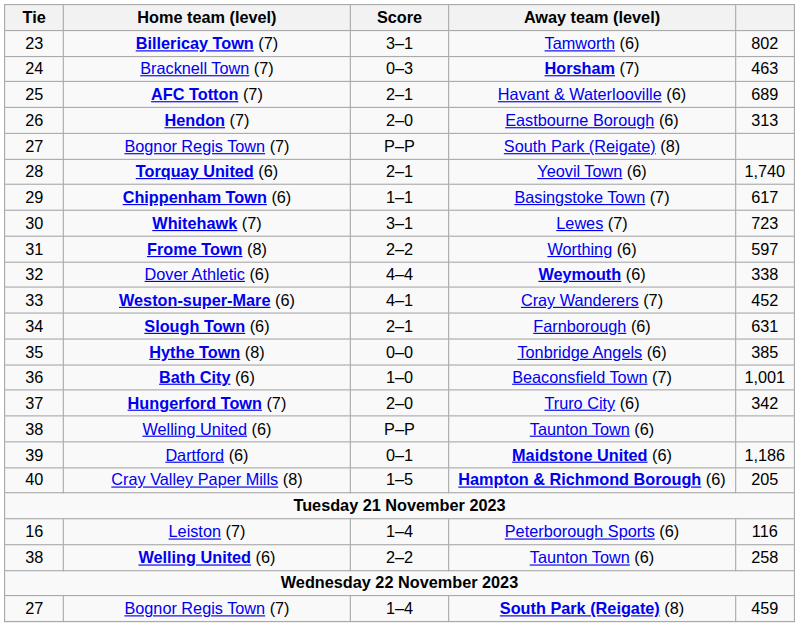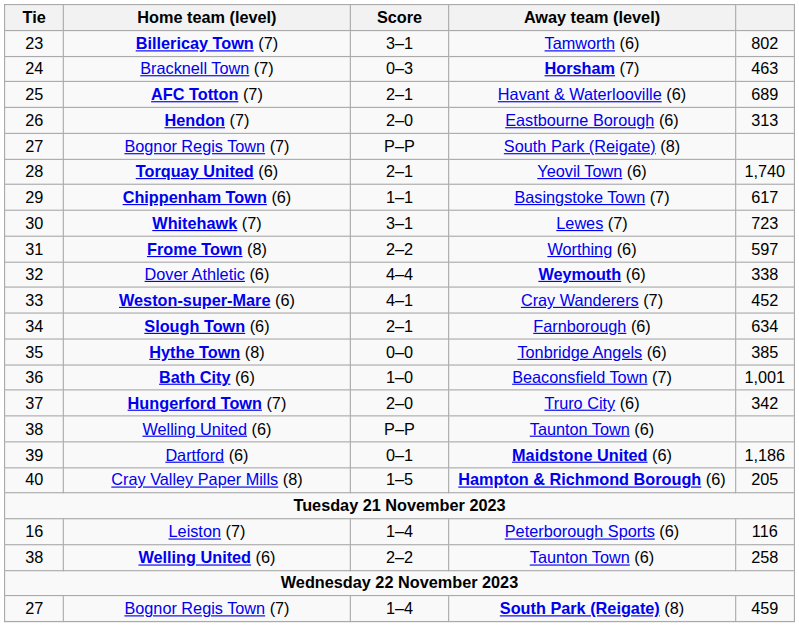(765, 326) 631 -> (765, 326) 634
